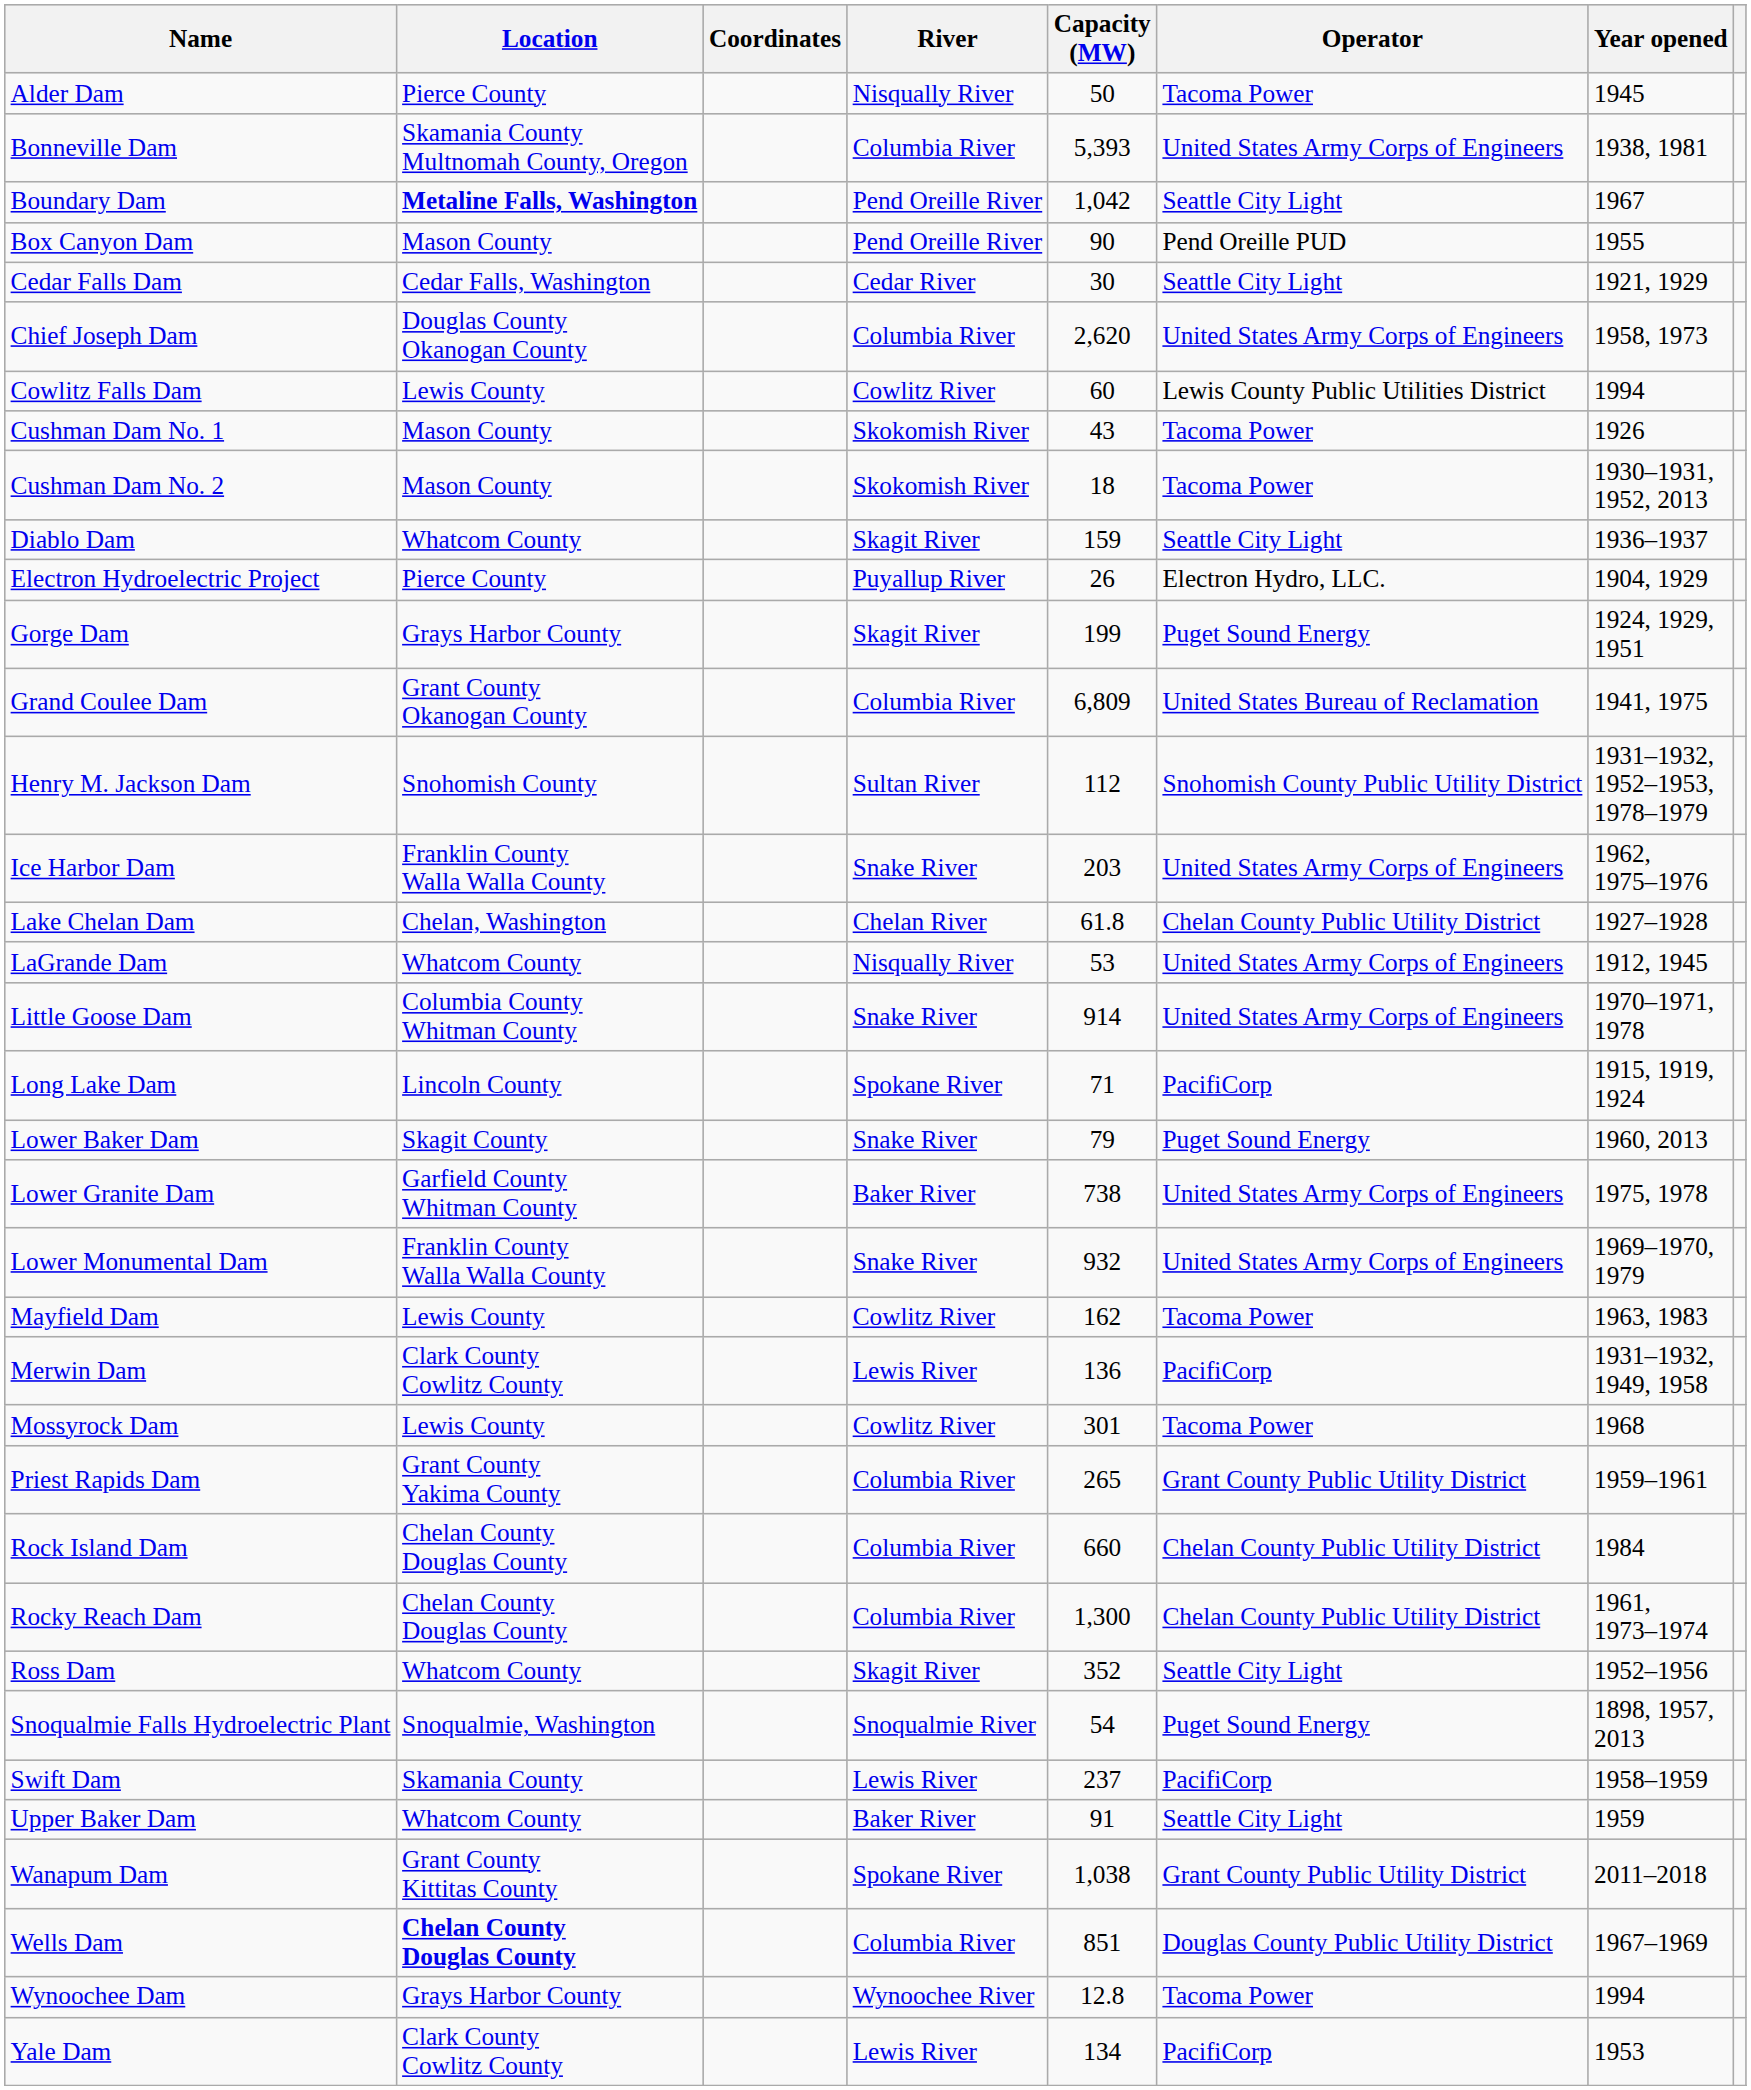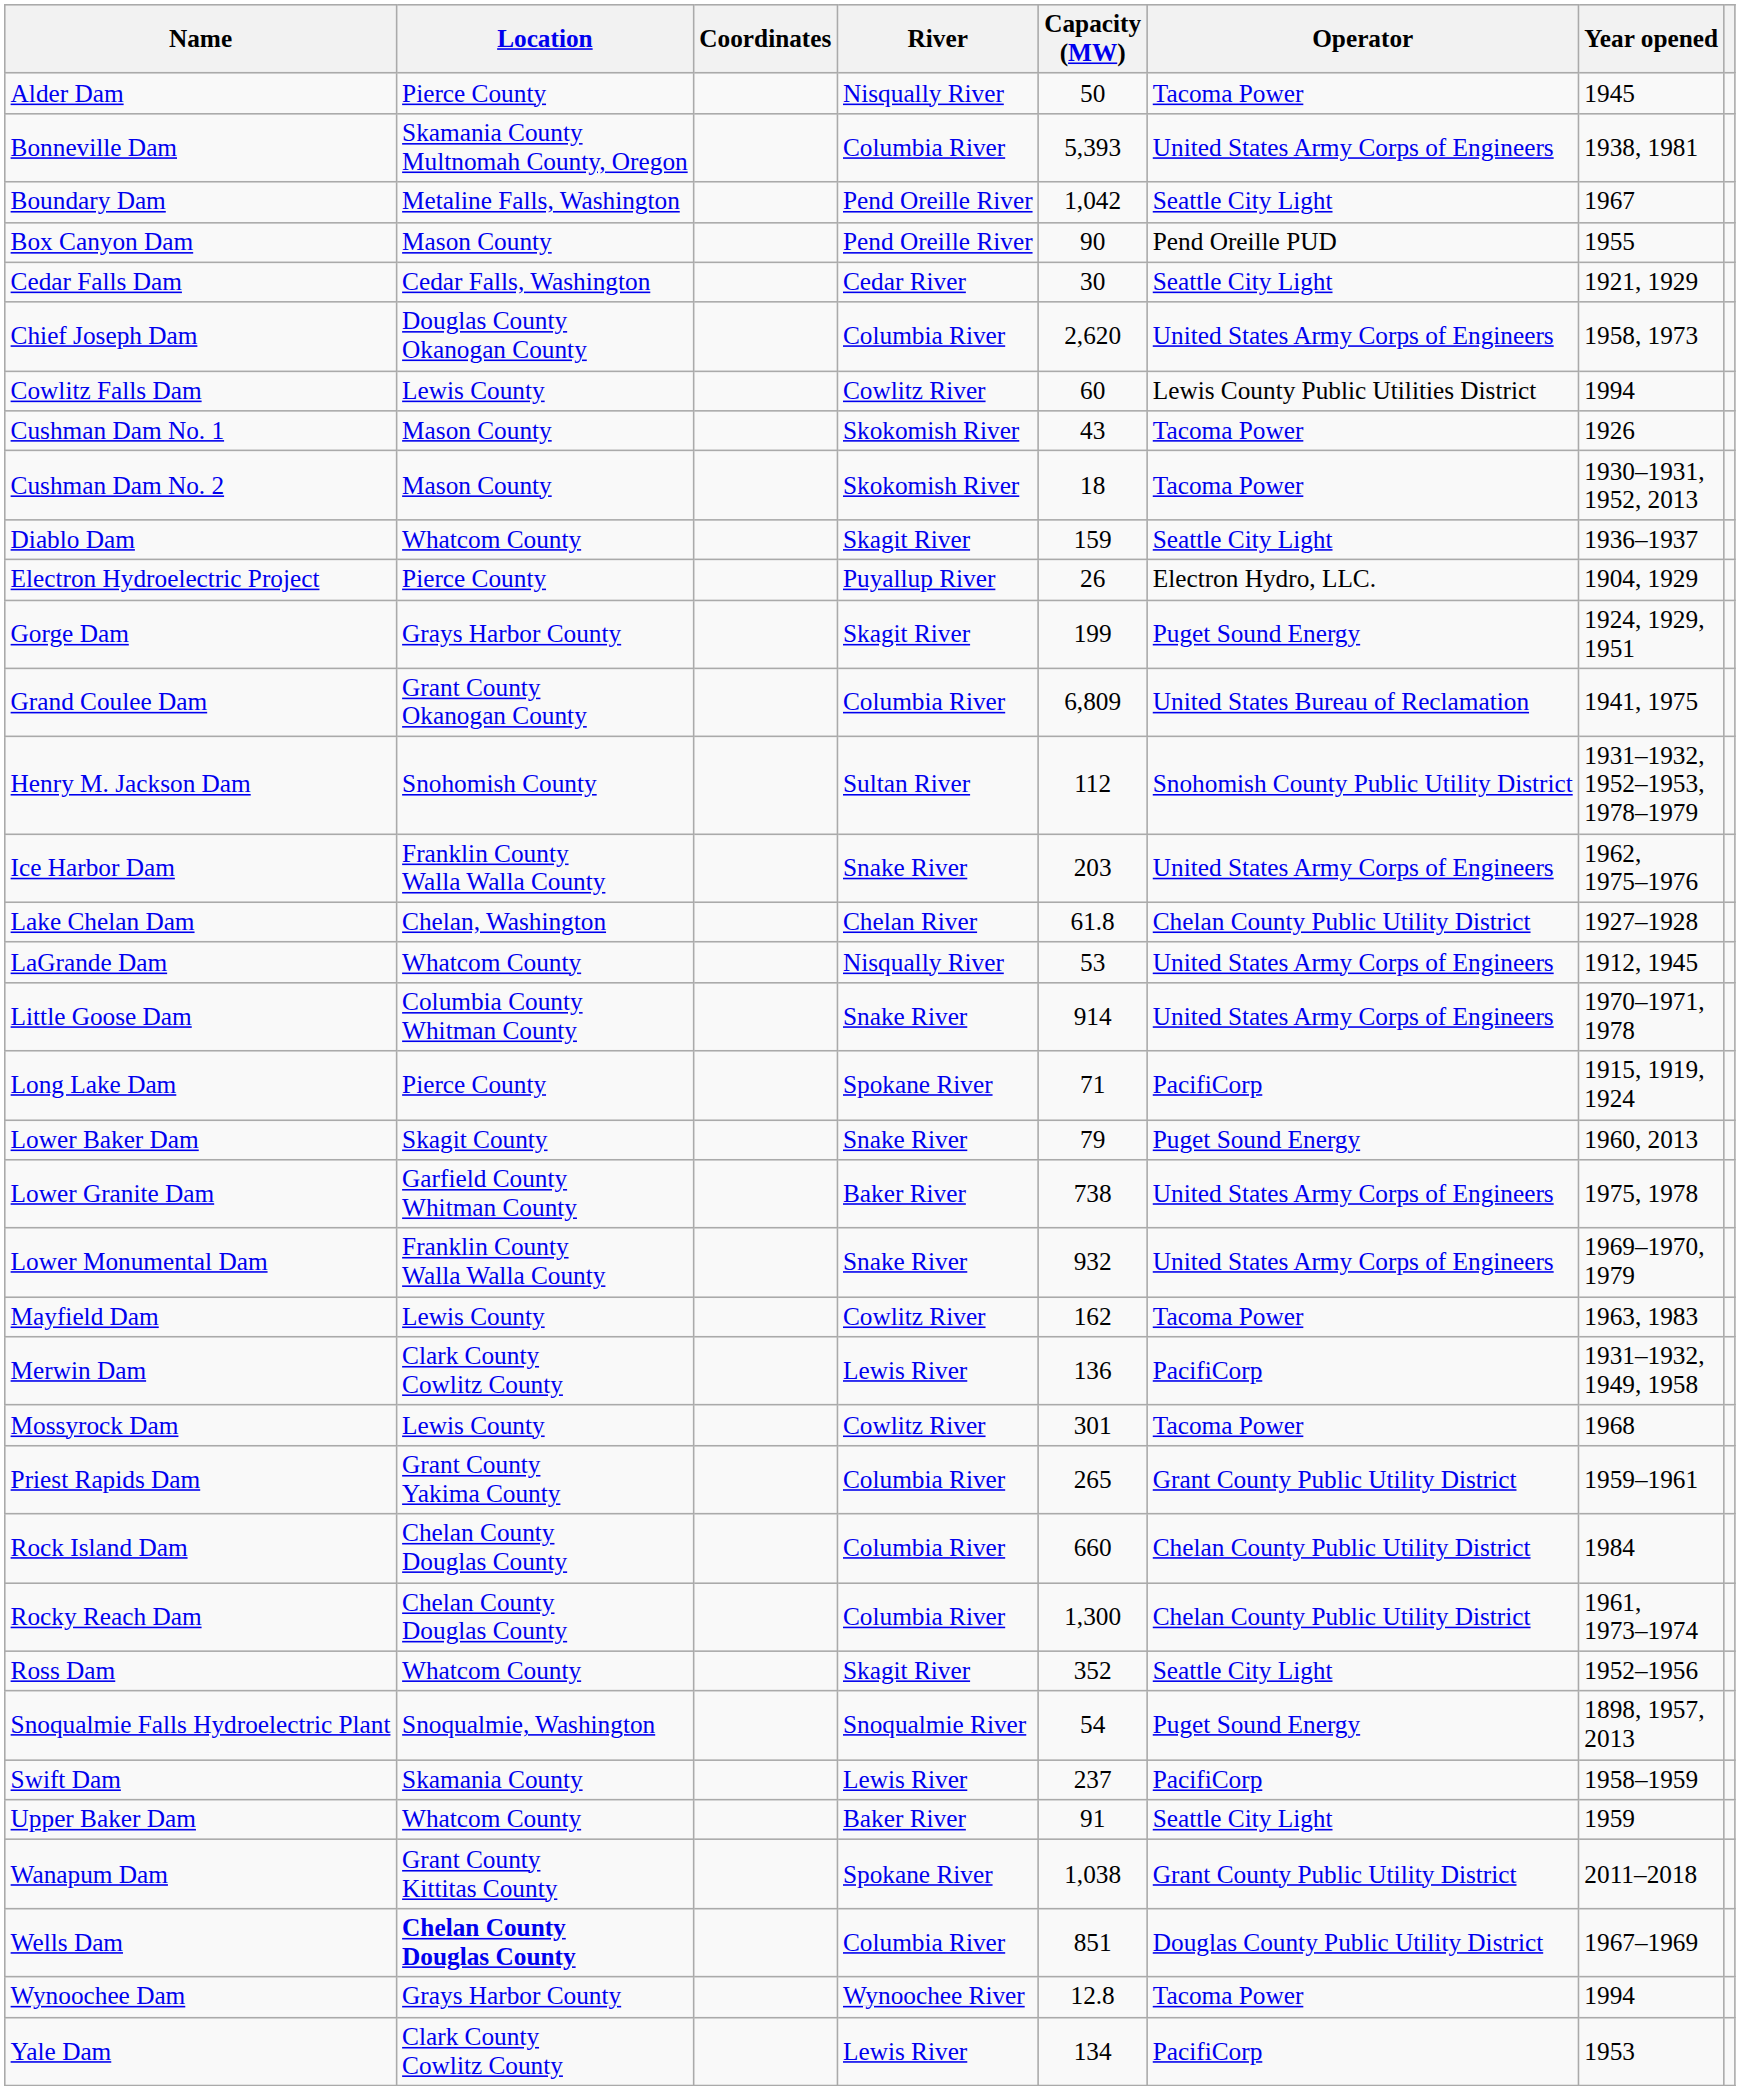(550, 201) bold -> (541, 201) normal
(482, 1084) Lincoln County -> (474, 1084) Pierce County
